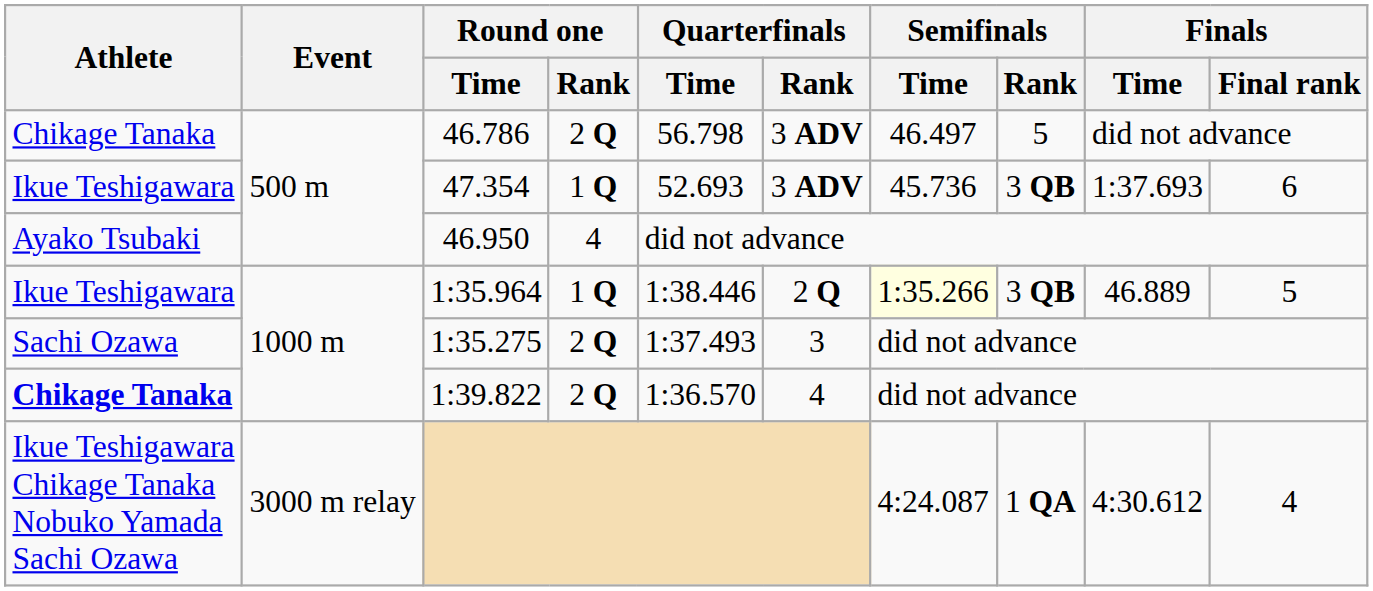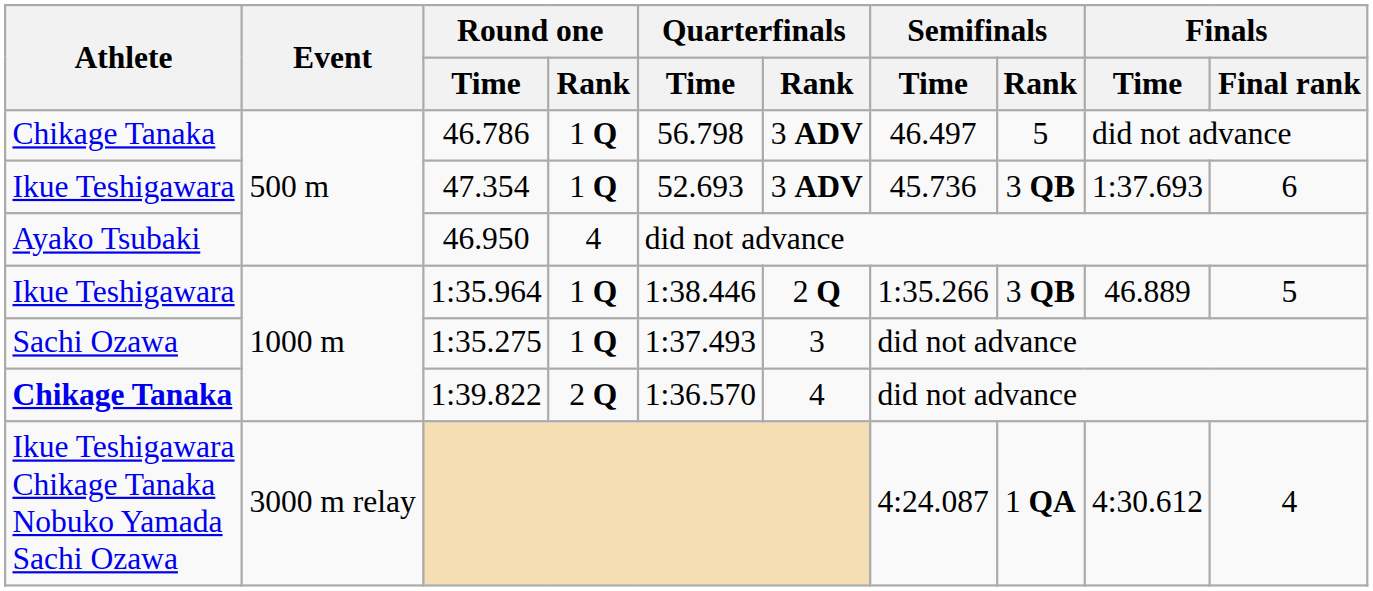(593, 134) 2 Q -> (593, 134) 1 Q
(933, 290) lightyellow background -> (933, 290) no background
(593, 342) 2 Q -> (593, 342) 1 Q
